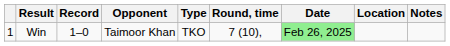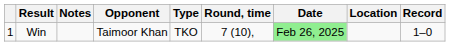columns swapped: (79, 13) <-> (426, 13)
